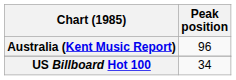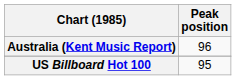(205, 65) 34 -> (205, 65) 95
